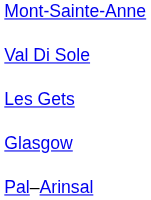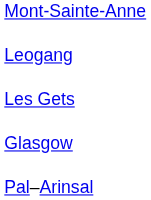+ row: (39, 55)
- row: (47, 55)
